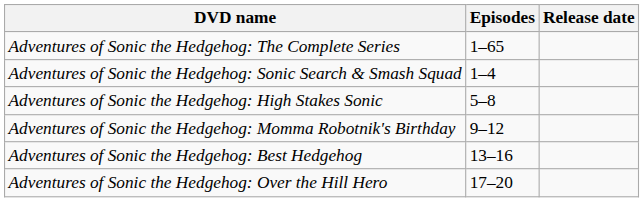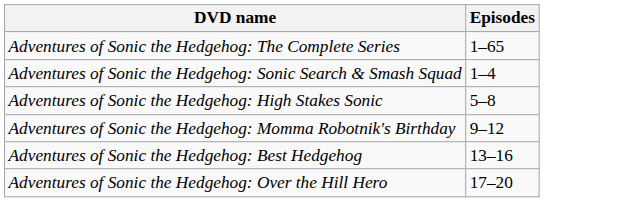- column: (589, 18)
